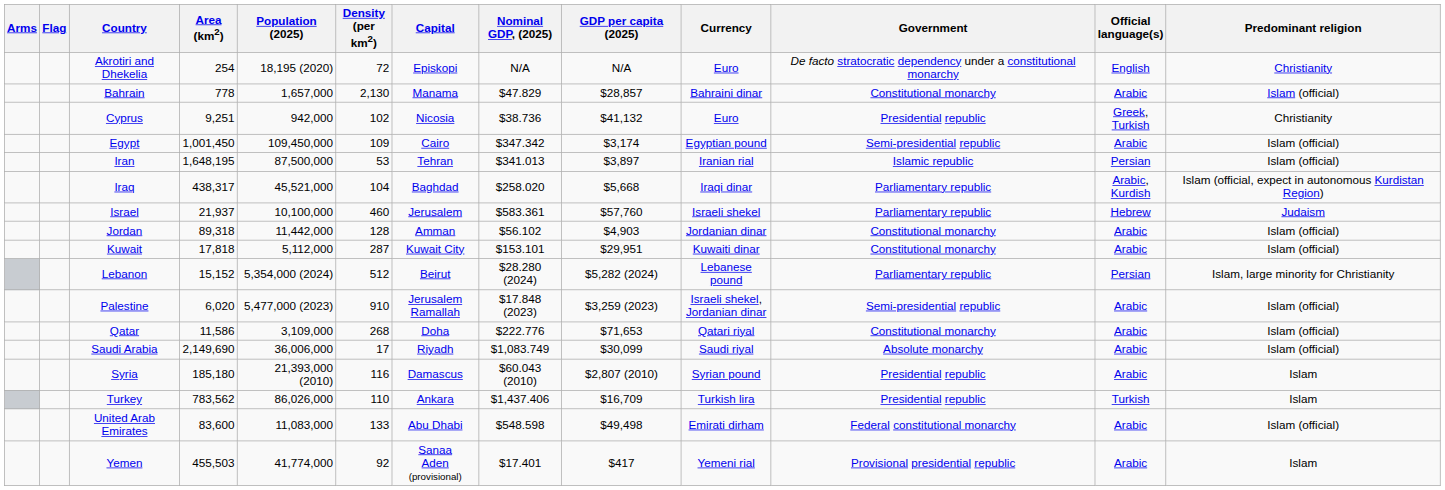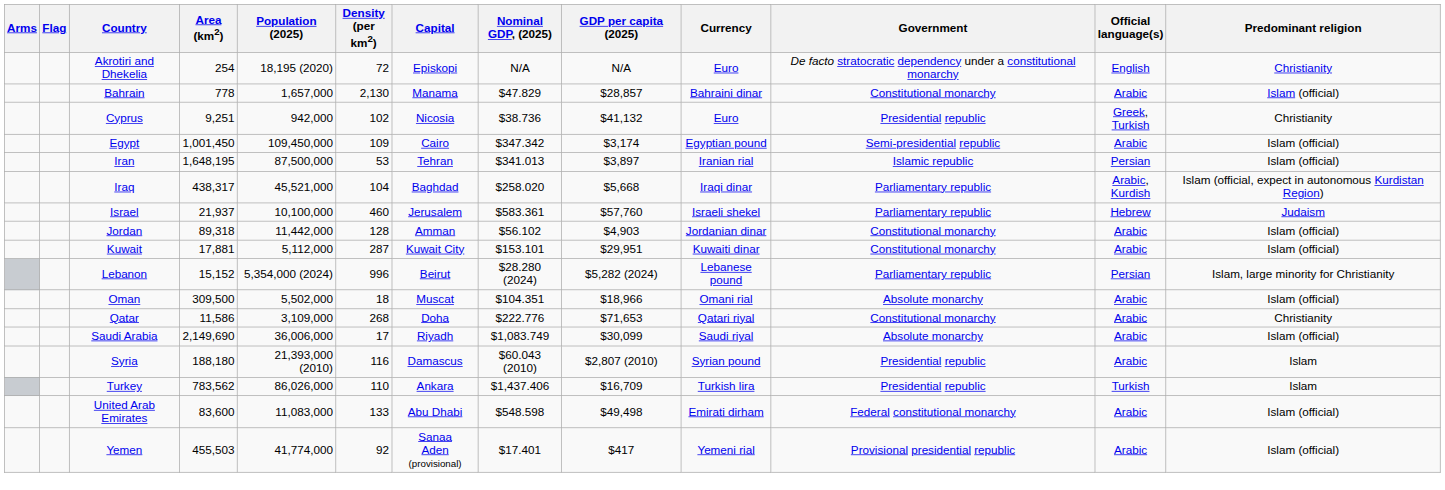(217, 249) 17,818 -> (217, 249) 17,881
(379, 274) 512 -> (379, 274) 996
+ row: (124, 299)
- row: (124, 306)
(1303, 331) Islam (official) -> (1303, 318) Christianity
(213, 374) 185,180 -> (213, 361) 188,180
(1303, 463) Islam -> (1303, 450) Islam (official)
